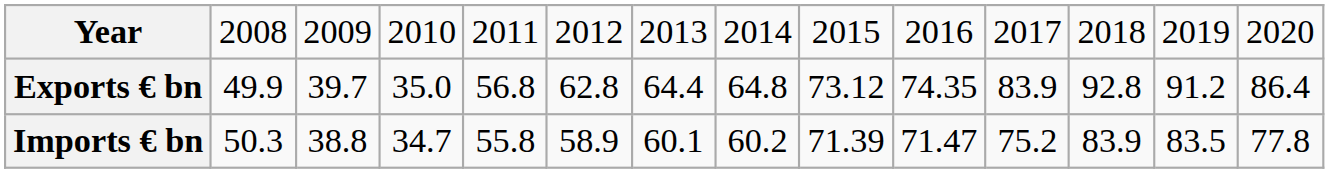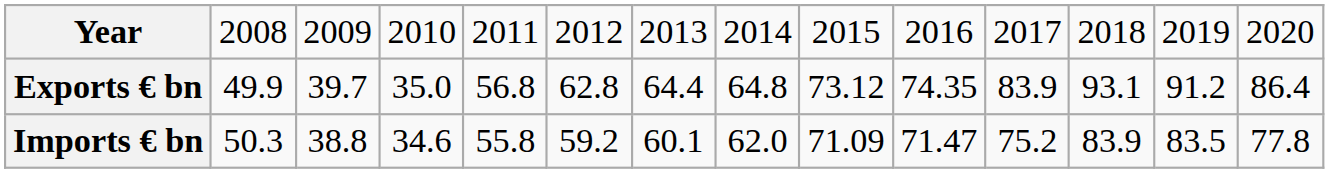(1112, 85) 92.8 -> (1112, 85) 93.1
(422, 140) 34.7 -> (422, 140) 34.6
(589, 140) 58.9 -> (589, 140) 59.2
(758, 140) 60.2 -> (758, 140) 62.0
(846, 140) 71.39 -> (846, 140) 71.09
